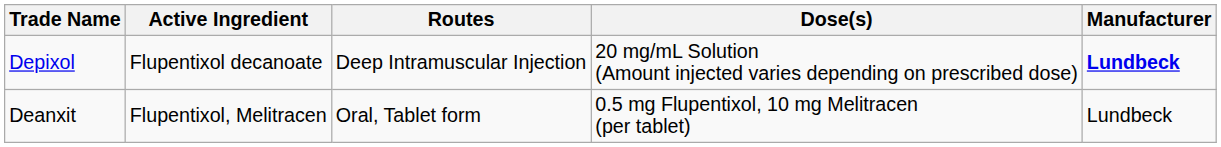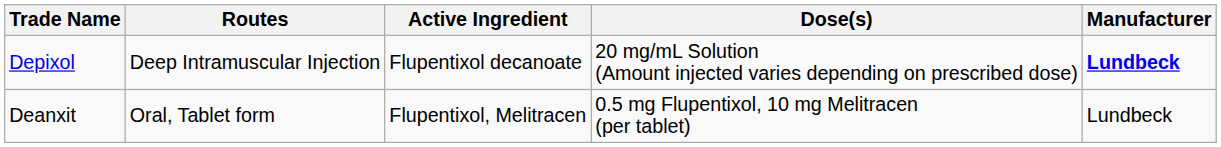columns swapped: (228, 20) <-> (461, 20)
